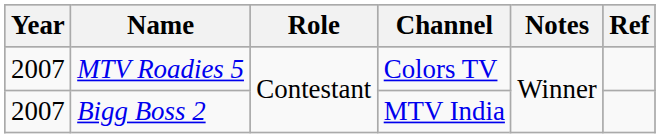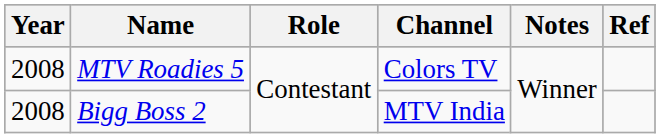(38, 68) 2007 -> (38, 68) 2008
(38, 111) 2007 -> (38, 111) 2008
